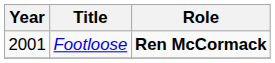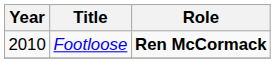(27, 44) 2001 -> (27, 44) 2010
